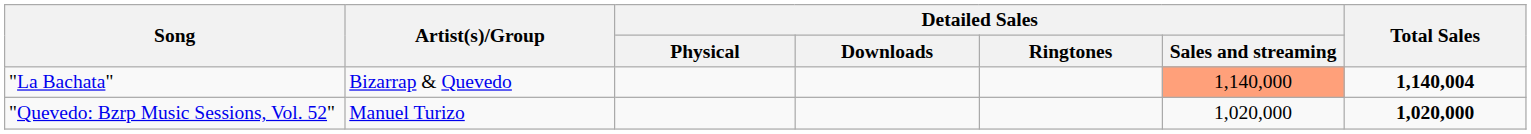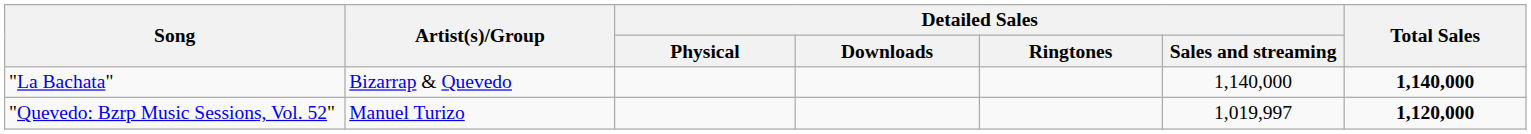(1253, 81) lightsalmon background -> (1253, 81) no background
(1435, 81) 1,140,004 -> (1435, 81) 1,140,000
(1253, 112) 1,020,000 -> (1253, 112) 1,019,997
(1435, 112) 1,020,000 -> (1435, 112) 1,120,000
